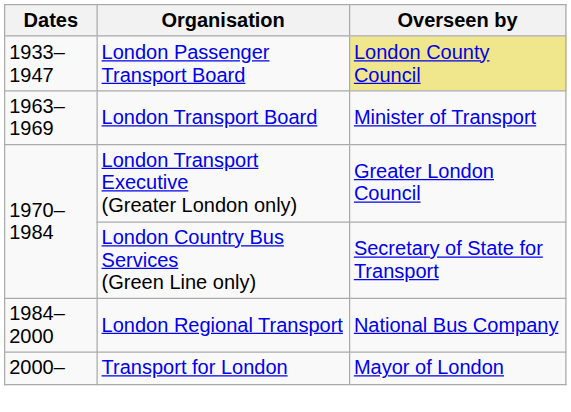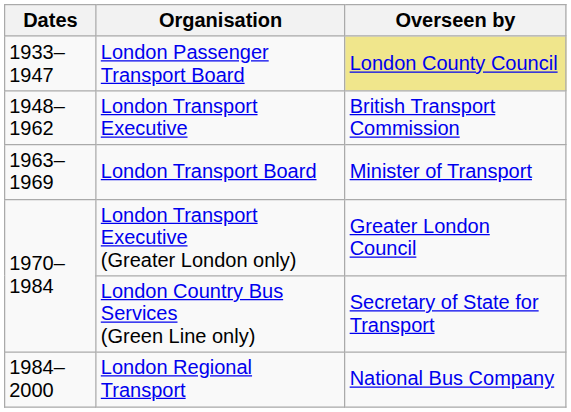+ row: (179, 117)
- row: (195, 368)
